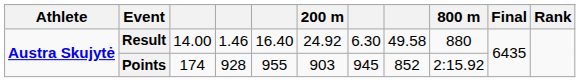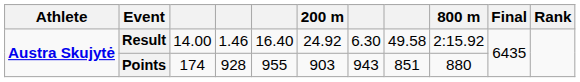(459, 41) 880 -> (459, 41) 2:15.92
(366, 65) 945 -> (366, 65) 943
(407, 65) 852 -> (407, 65) 851
(459, 65) 2:15.92 -> (459, 65) 880
